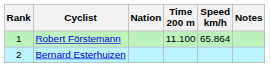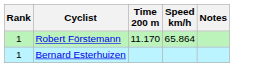- column: (146, 17)
(181, 39) 11.100 -> (145, 39) 11.170
(19, 54) 2 -> (19, 54) 1
